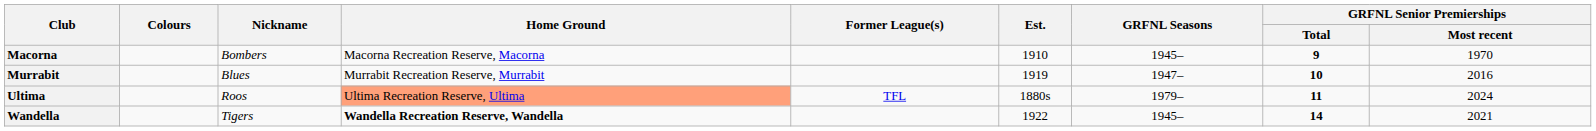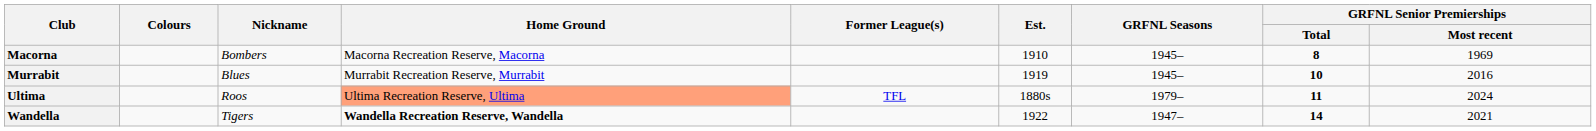(1316, 55) 9 -> (1316, 55) 8
(1480, 55) 1970 -> (1480, 55) 1969
(1167, 75) 1947– -> (1167, 75) 1945–
(1167, 116) 1945– -> (1167, 116) 1947–
